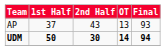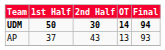rows swapped: (12, 25) <-> (15, 39)
